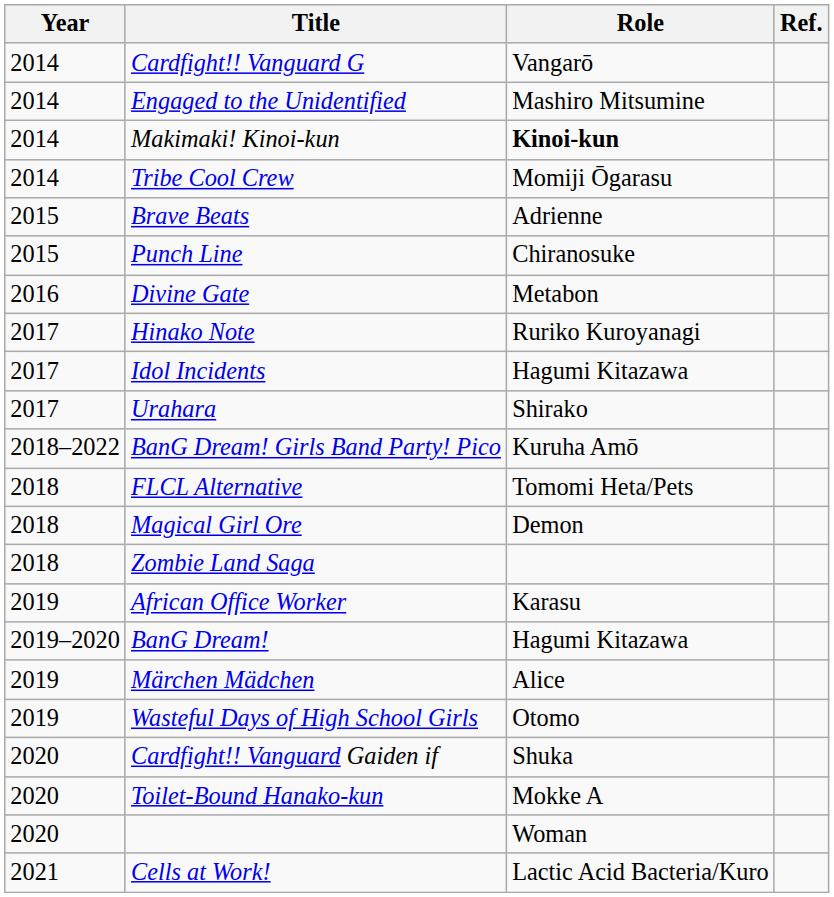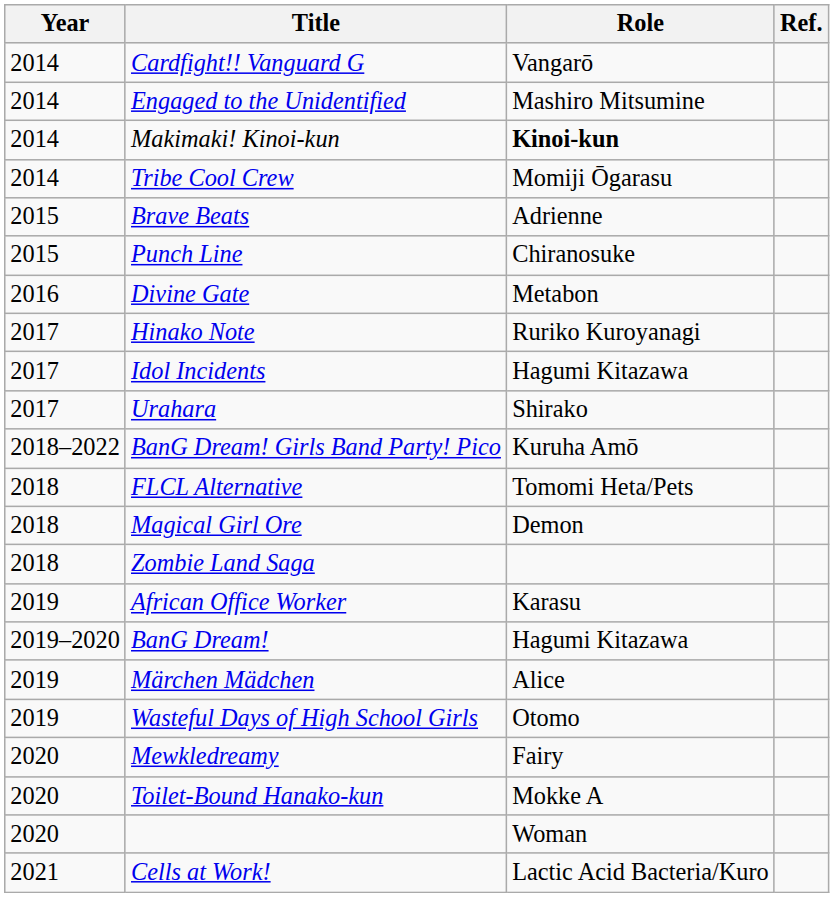- row: (284, 756)
+ row: (205, 756)
